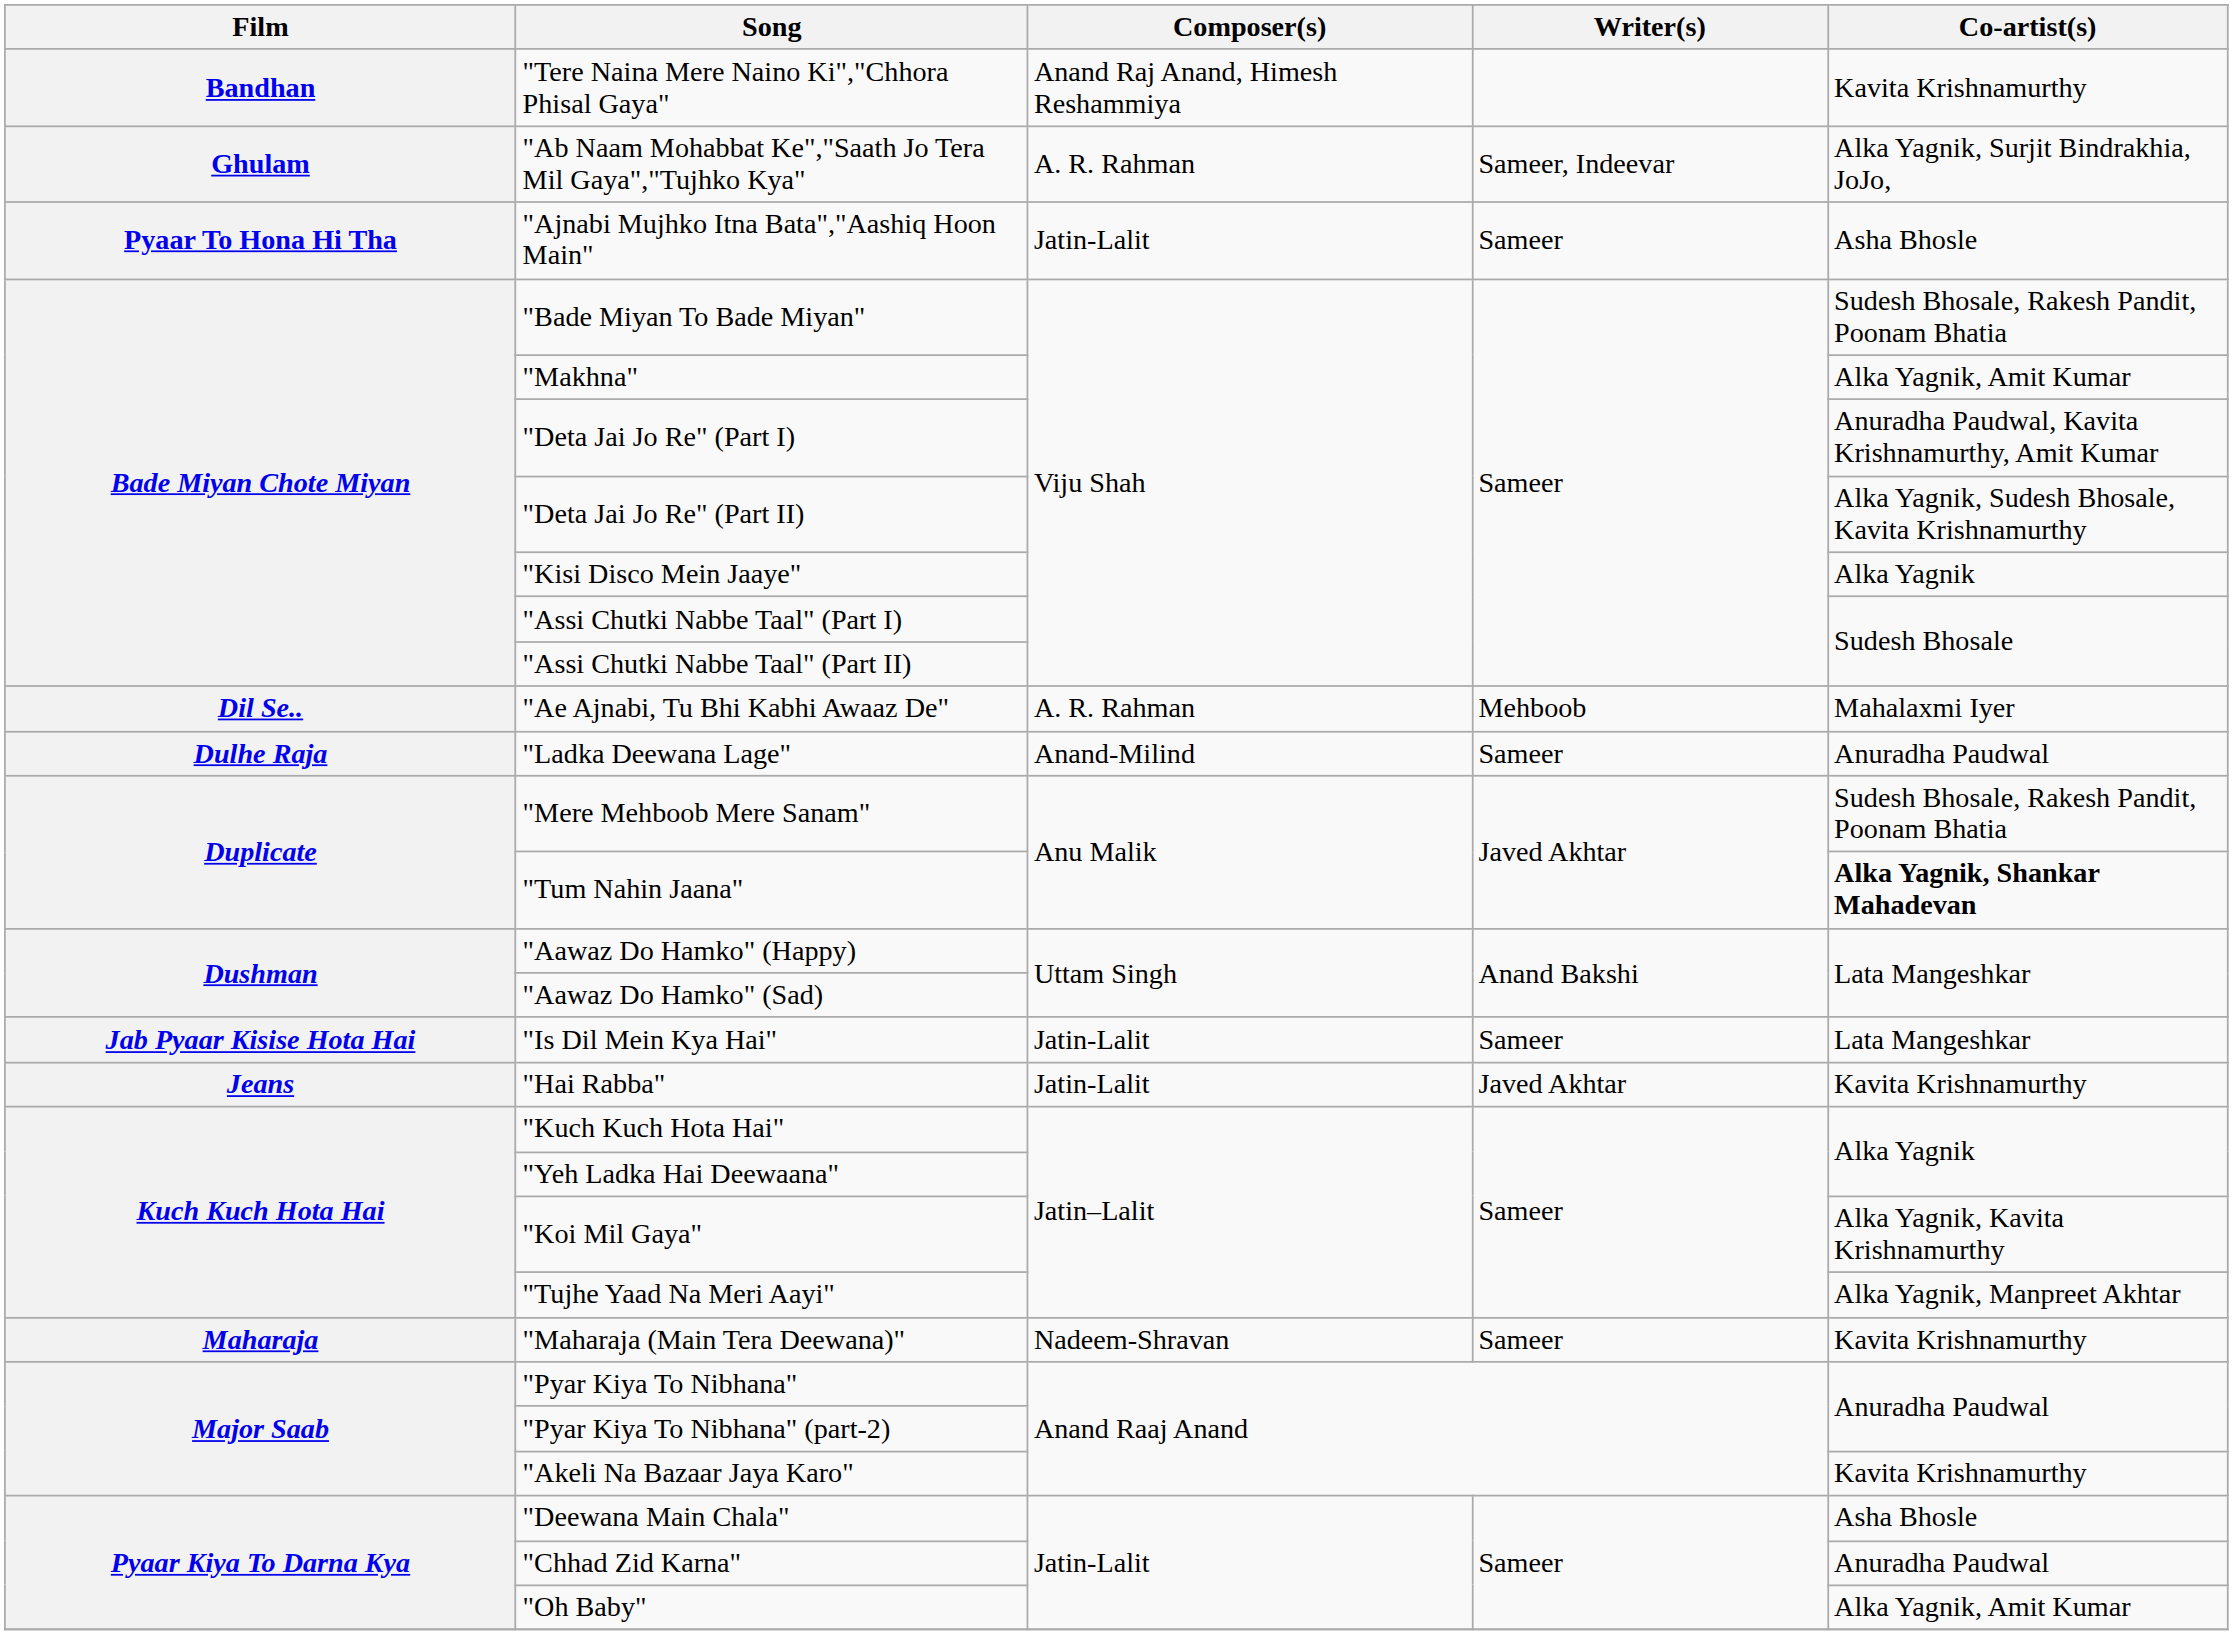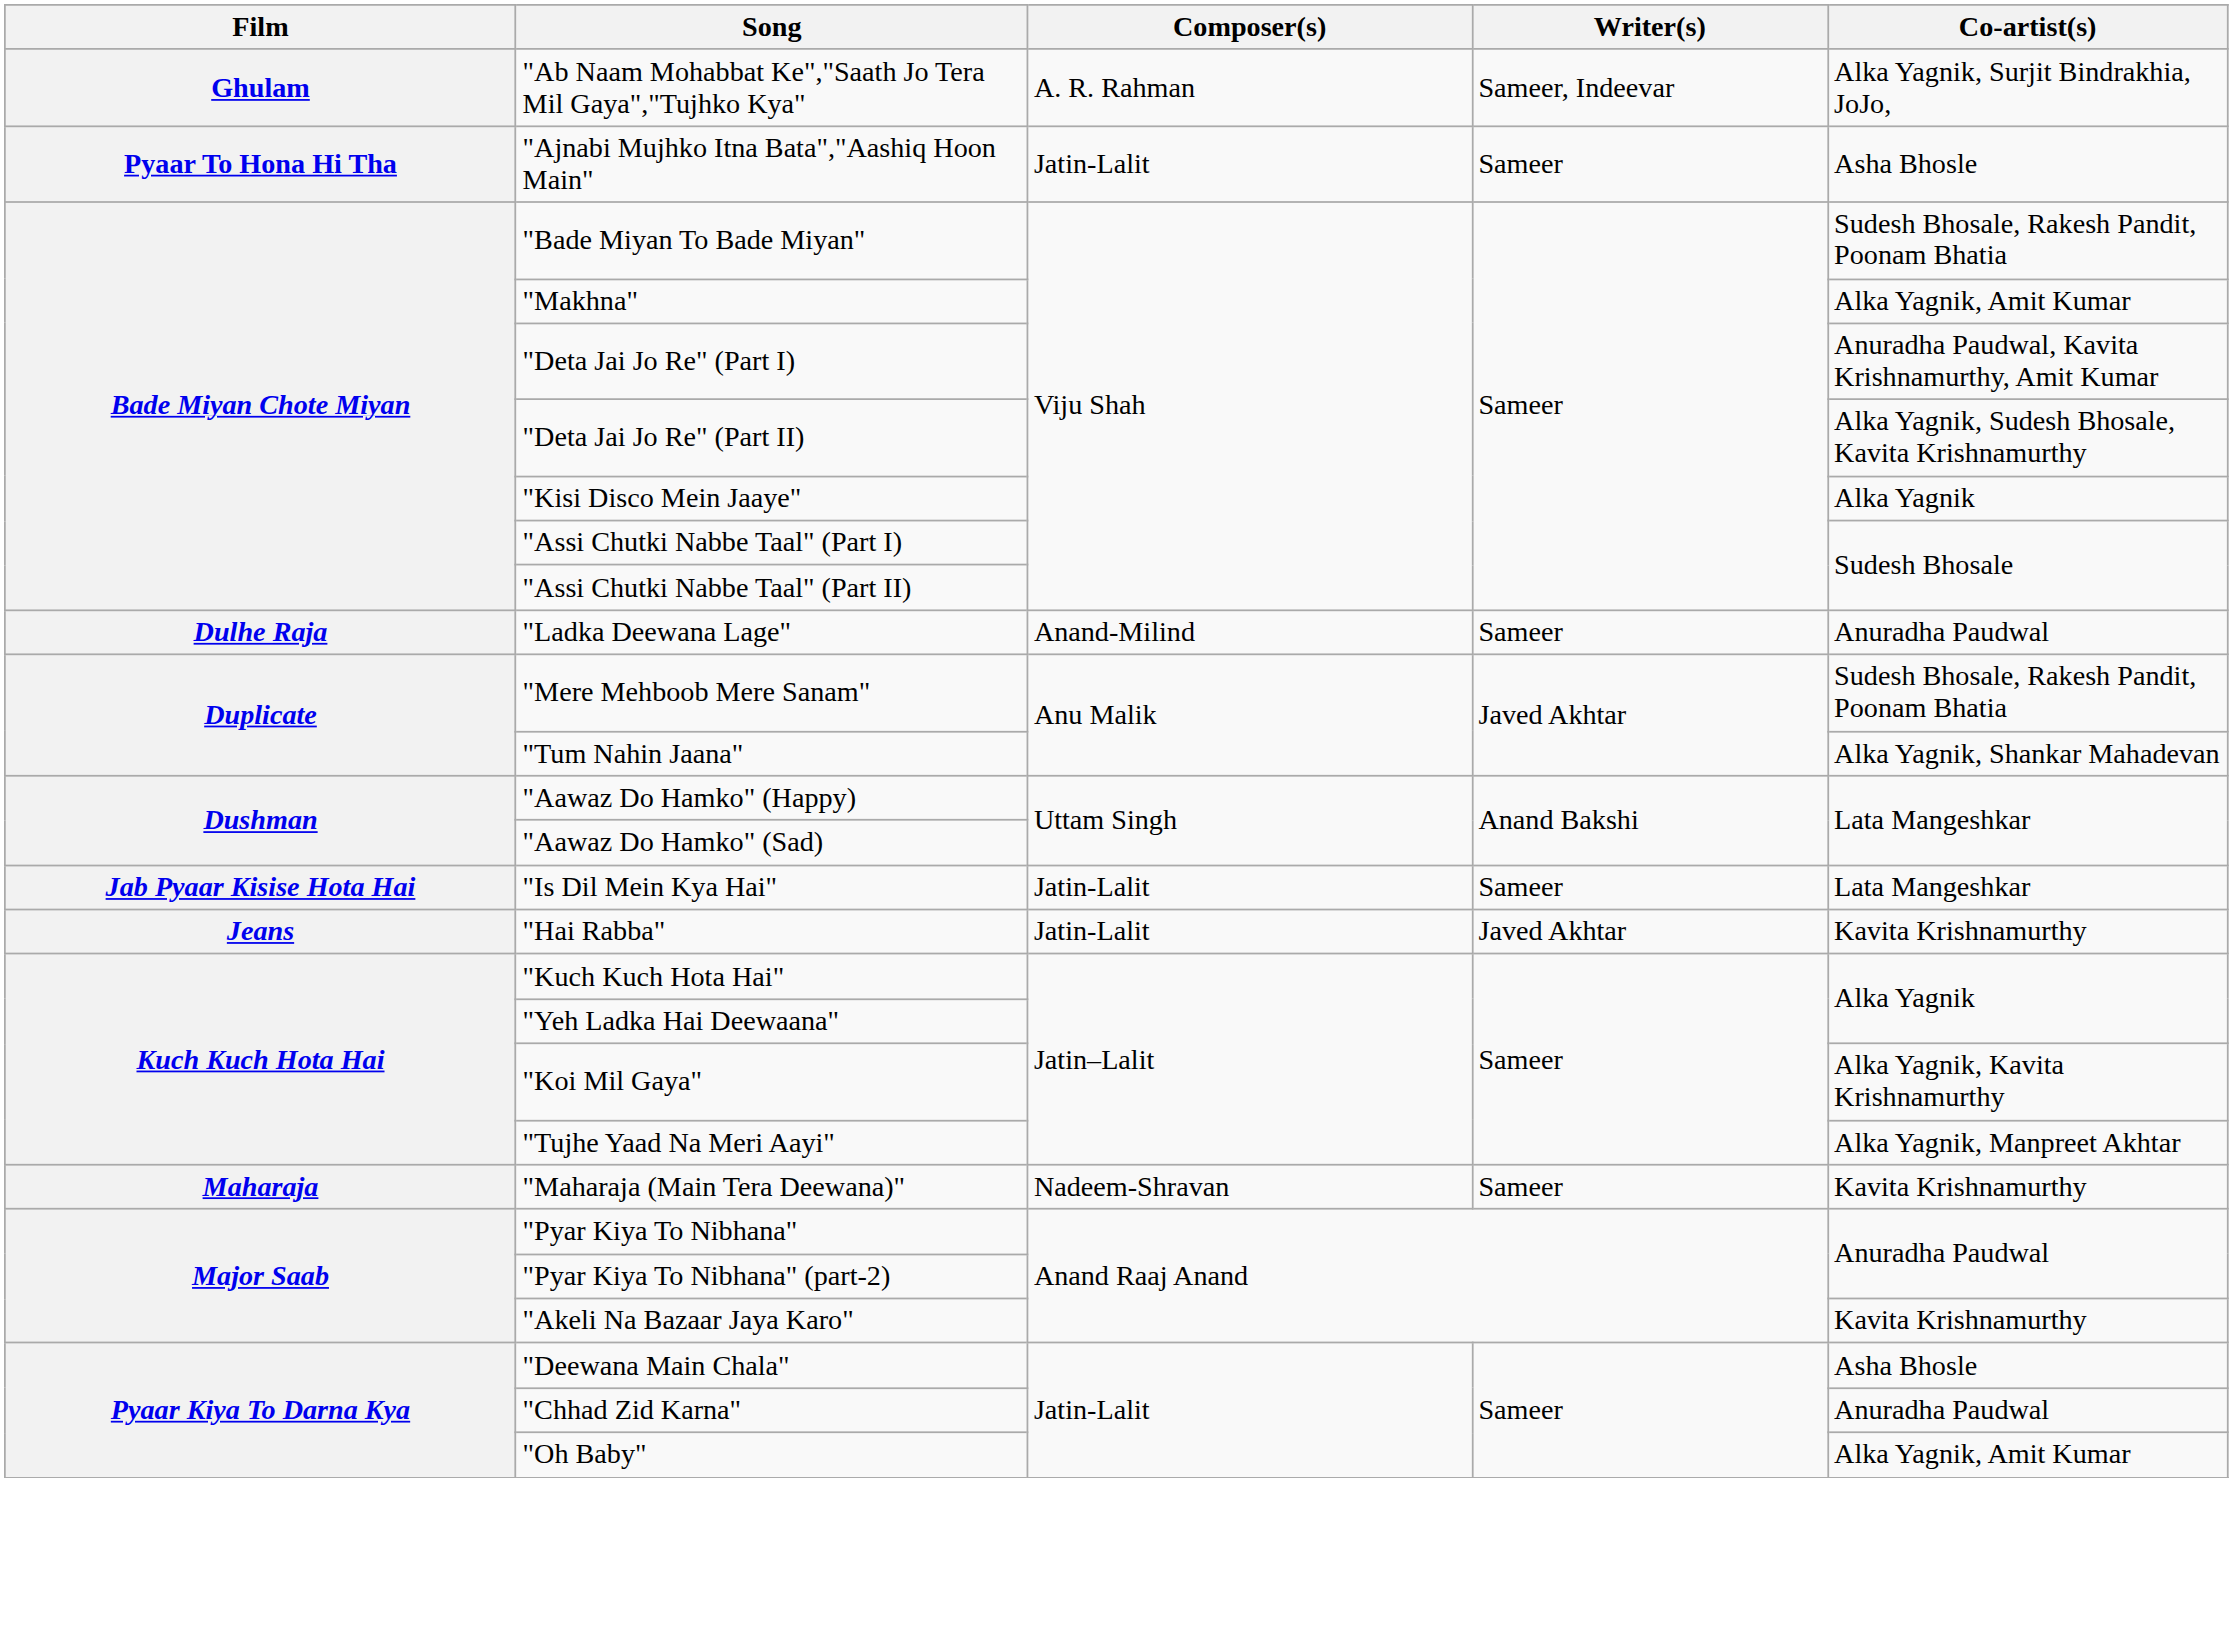- row: (736, 87)
- row: (736, 708)
(1967, 889) bold -> (2027, 752) normal
